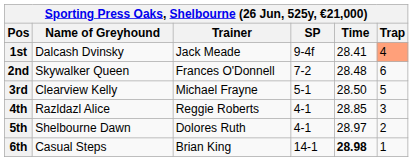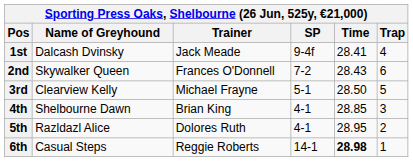(383, 52) lightsalmon background -> (383, 52) no background
(352, 71) 28.48 -> (352, 71) 28.43
(73, 109) Razldazl Alice -> (83, 109) Shelbourne Dawn
(217, 109) Reggie Roberts -> (203, 109) Brian King
(83, 128) Shelbourne Dawn -> (73, 128) Razldazl Alice
(352, 128) 28.97 -> (352, 128) 28.95
(203, 147) Brian King -> (217, 147) Reggie Roberts
